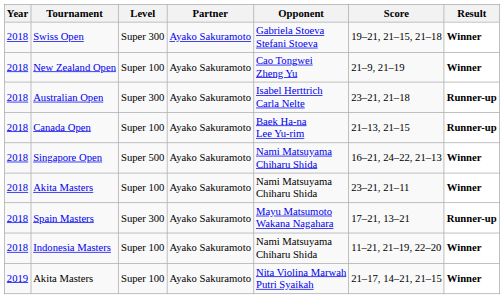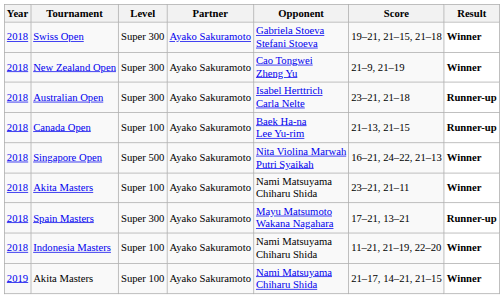(143, 67) Super 100 -> (143, 67) Super 300
(294, 158) Nami Matsuyama Chiharu Shida -> (301, 158) Nita Violina Marwah Putri Syaikah
(301, 278) Nita Violina Marwah Putri Syaikah -> (294, 278) Nami Matsuyama Chiharu Shida
